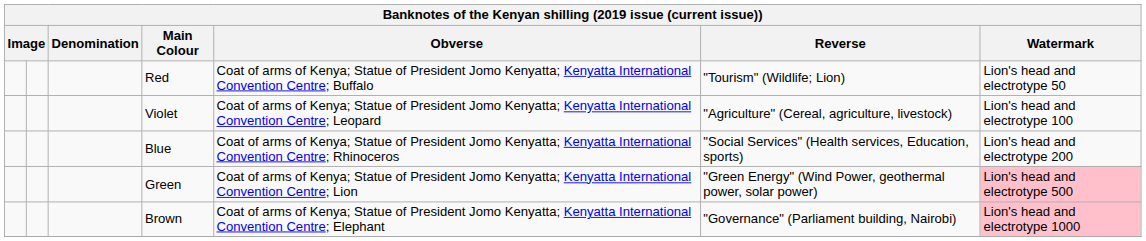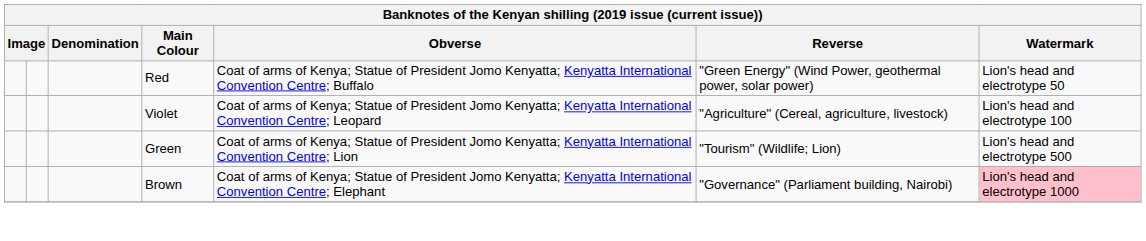(774, 78) "Tourism" (Wildlife; Lion) -> (820, 78) "Green Energy" (Wind Power, geothermal power, solar power)
- row: (158, 149)
(824, 184) "Green Energy" (Wind Power, geothermal power, solar power) -> (770, 149) "Tourism" (Wildlife; Lion)
(1029, 184) pink background -> (1028, 149) no background
